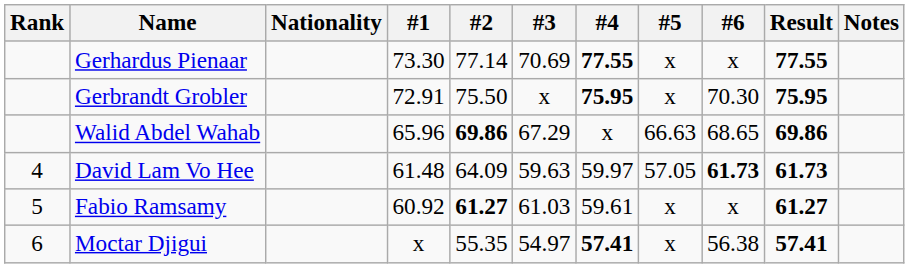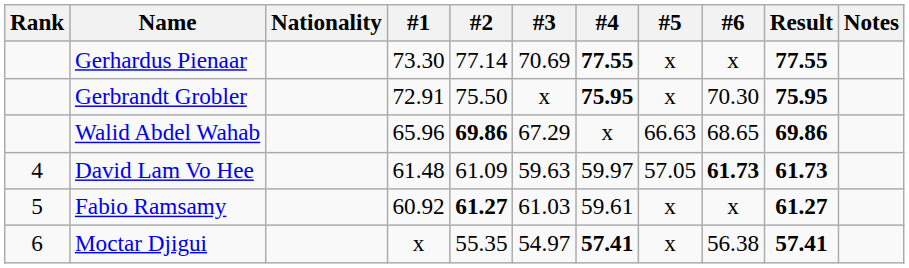(481, 170) 64.09 -> (481, 170) 61.09
